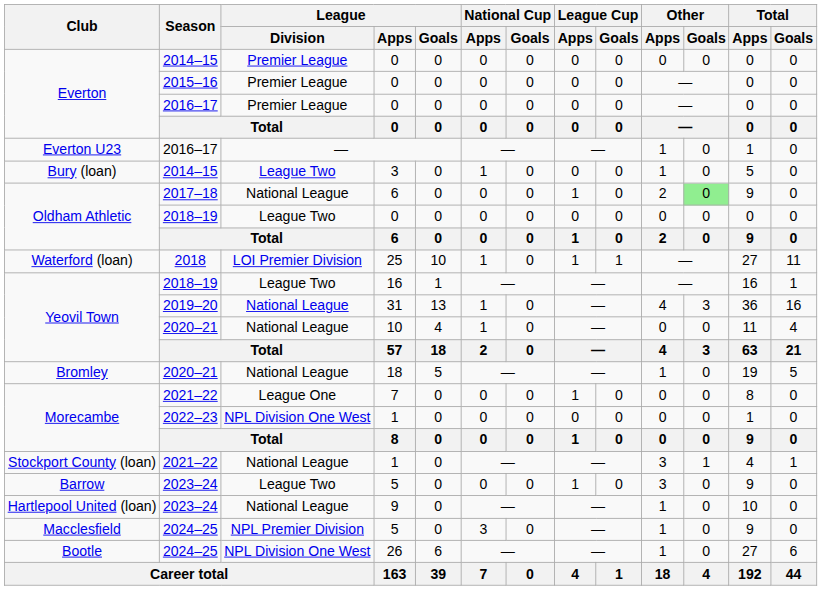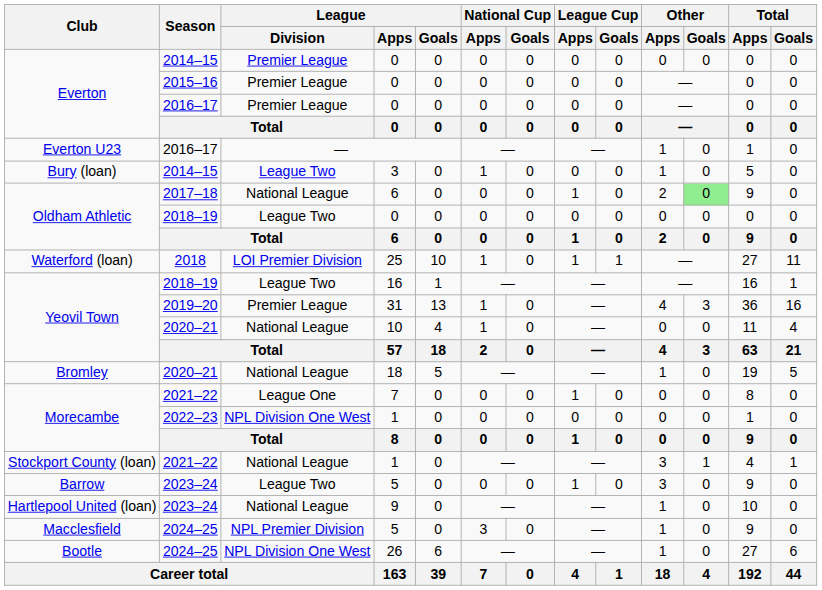(297, 305) National League -> (297, 305) Premier League
